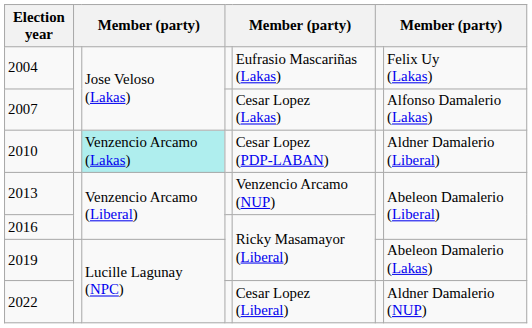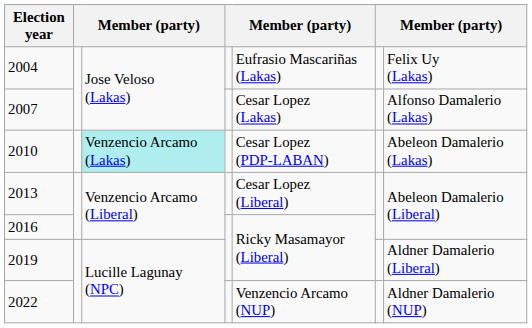(441, 151) Aldner Damalerio (Liberal) -> (445, 151) Abeleon Damalerio (Lakas)
(292, 193) Venzencio Arcamo (NUP) -> (273, 193) Cesar Lopez (Liberal)
(445, 260) Abeleon Damalerio (Lakas) -> (441, 260) Aldner Damalerio (Liberal)
(273, 302) Cesar Lopez (Liberal) -> (292, 302) Venzencio Arcamo (NUP)
